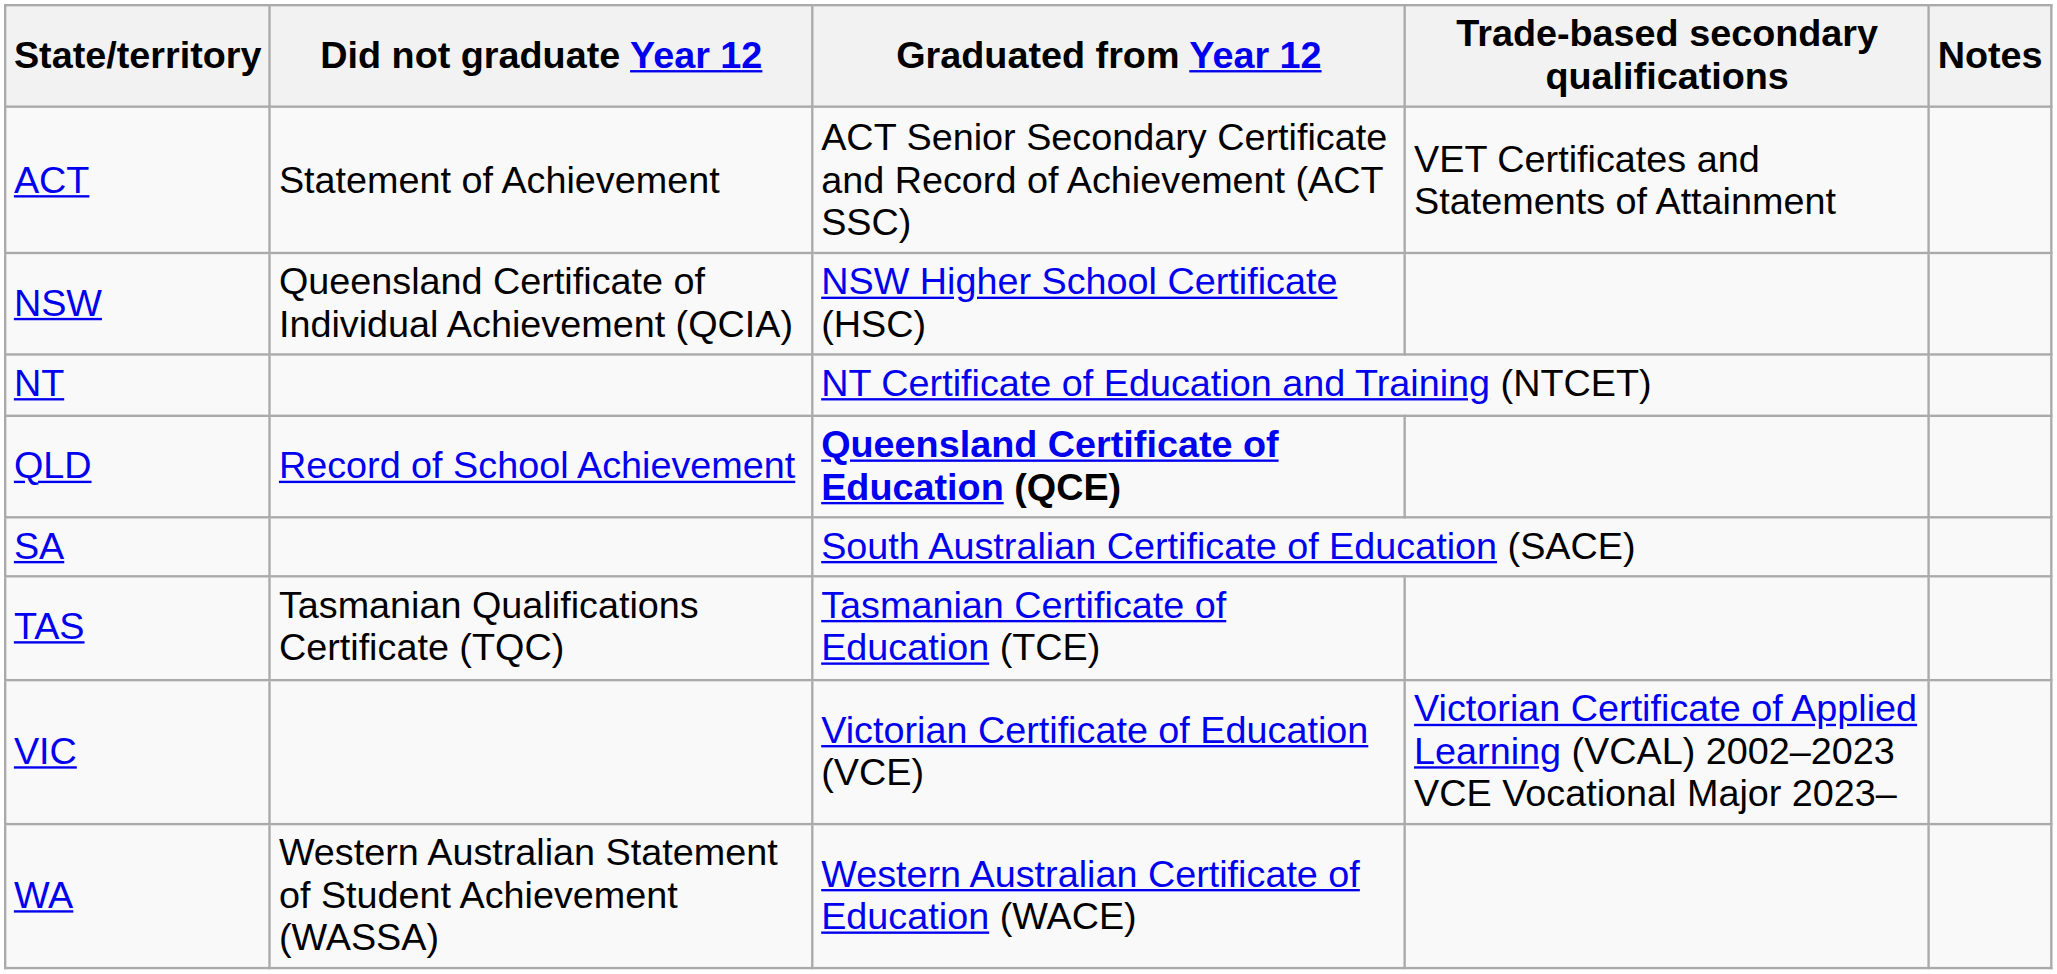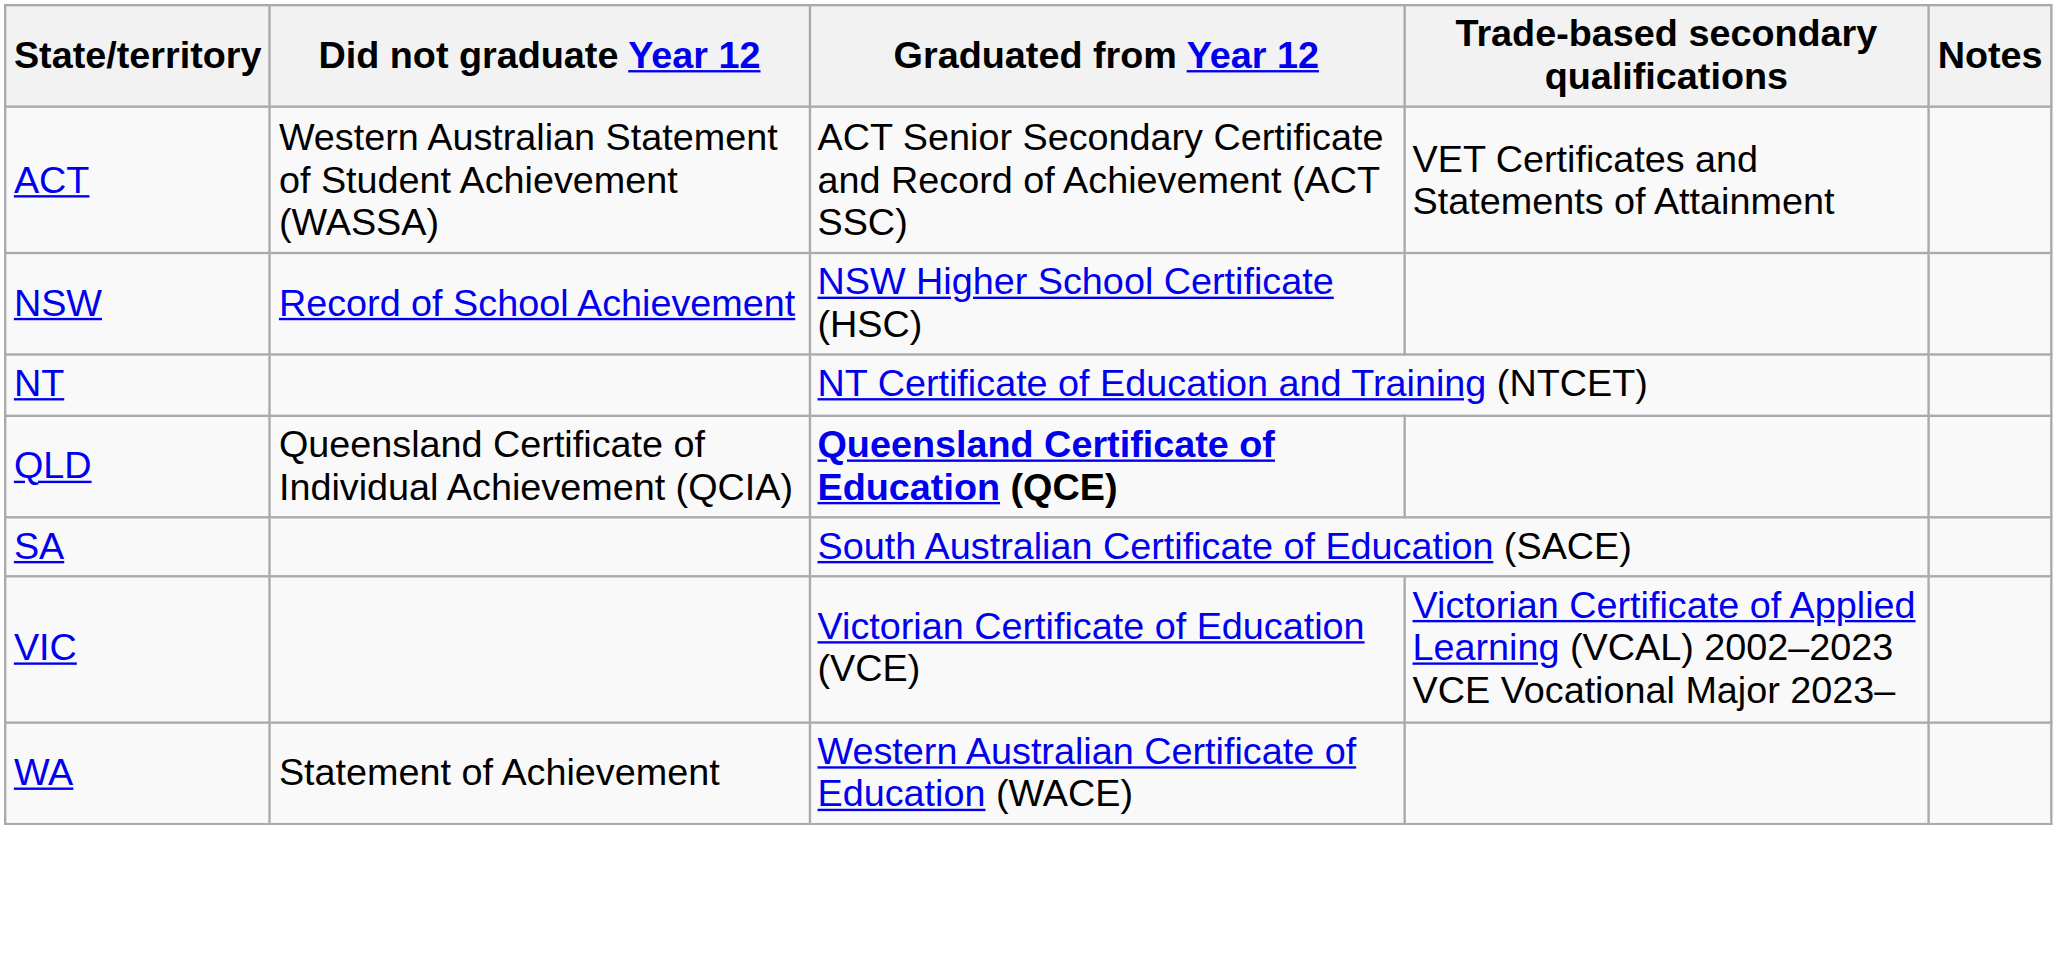(499, 179) Statement of Achievement -> (528, 179) Western Australian Statement of Student Achievement (WASSA)
(536, 302) Queensland Certificate of Individual Achievement (QCIA) -> (537, 302) Record of School Achievement
(537, 465) Record of School Achievement -> (536, 465) Queensland Certificate of Individual Achievement (QCIA)
- row: (49, 627)
(528, 895) Western Australian Statement of Student Achievement (WASSA) -> (499, 772) Statement of Achievement
